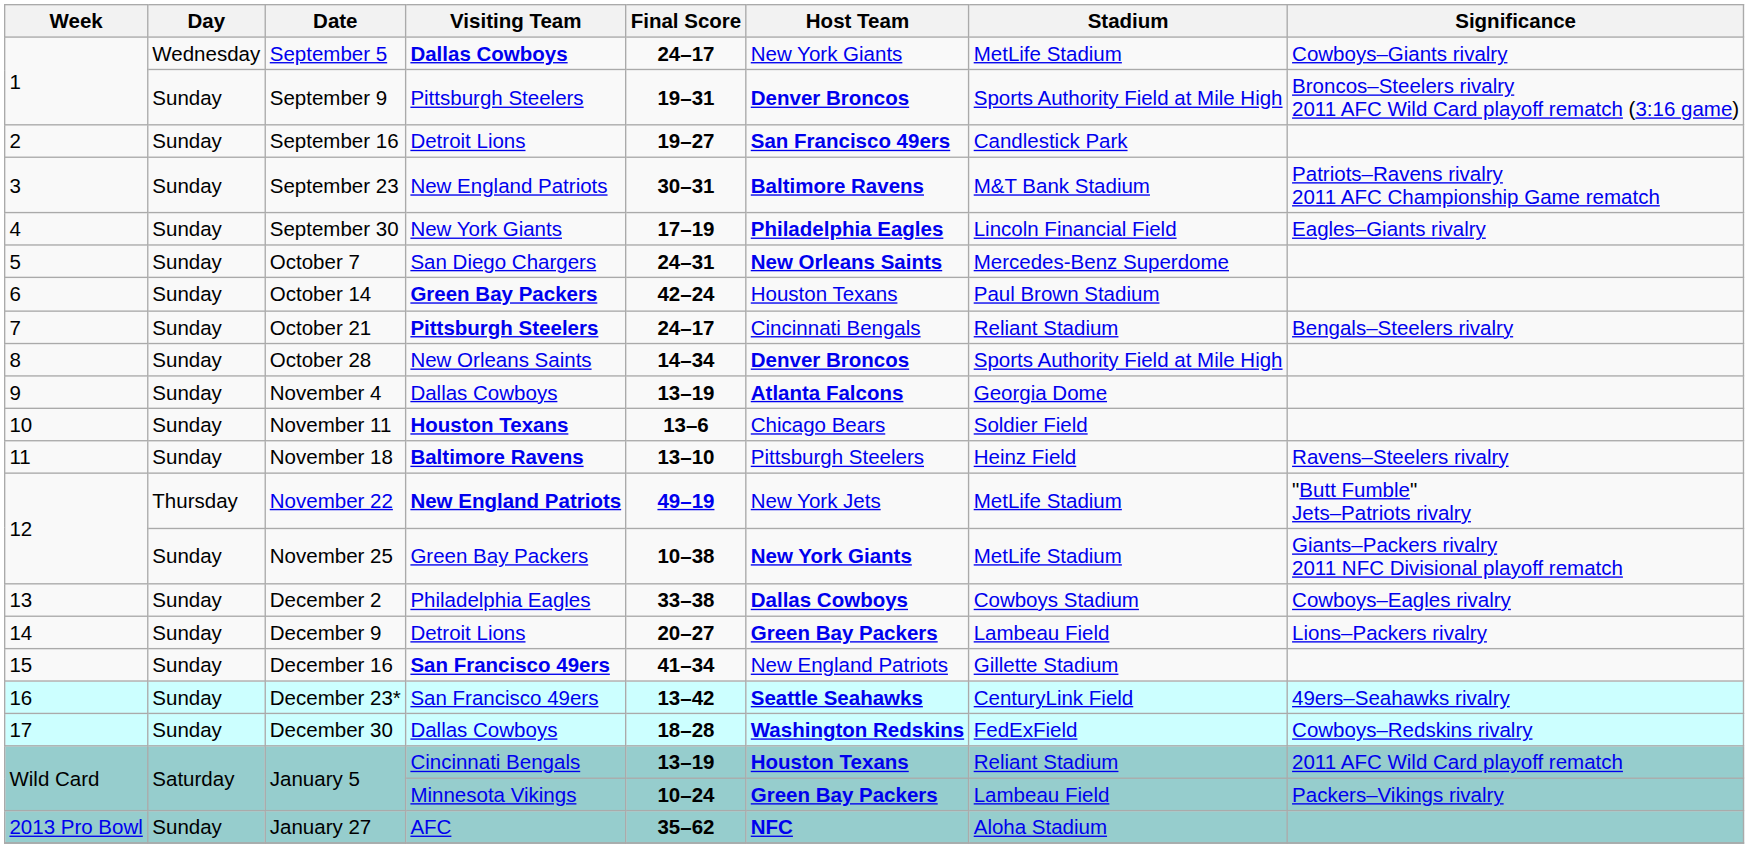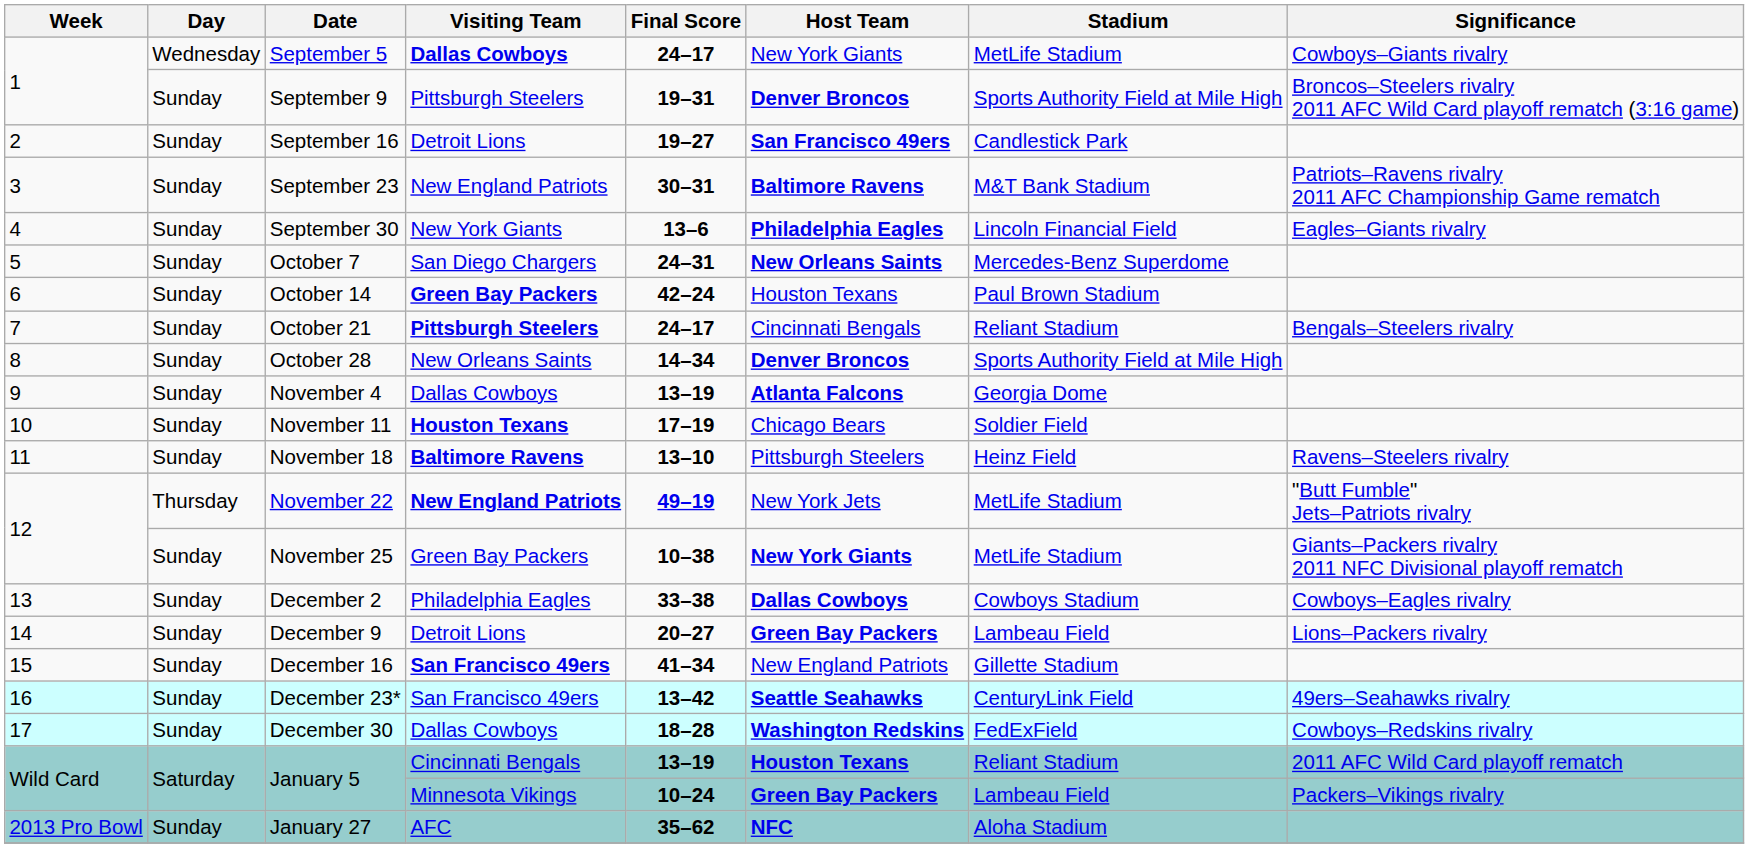(686, 229) 17–19 -> (686, 229) 13–6
(686, 424) 13–6 -> (686, 424) 17–19
